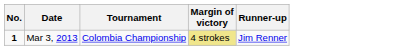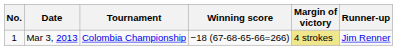+ column: (240, 17)
(14, 38) bold -> (14, 38) normal
